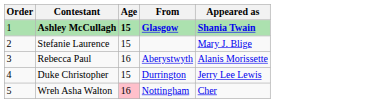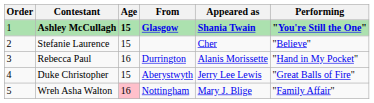+ column: (320, 12)
(225, 43) Mary J. Blige -> (207, 43) Cher
(167, 59) Aberystwyth -> (164, 59) Durrington
(164, 75) Durrington -> (167, 75) Aberystwyth
(207, 91) Cher -> (225, 91) Mary J. Blige
